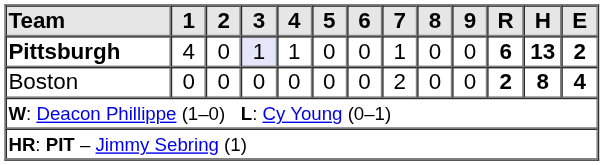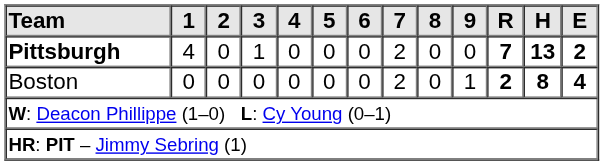(259, 51) lavender background -> (259, 51) no background
(294, 51) 1 -> (294, 51) 0
(400, 51) 1 -> (400, 51) 2
(506, 51) 6 -> (506, 51) 7
(470, 82) 0 -> (470, 82) 1
